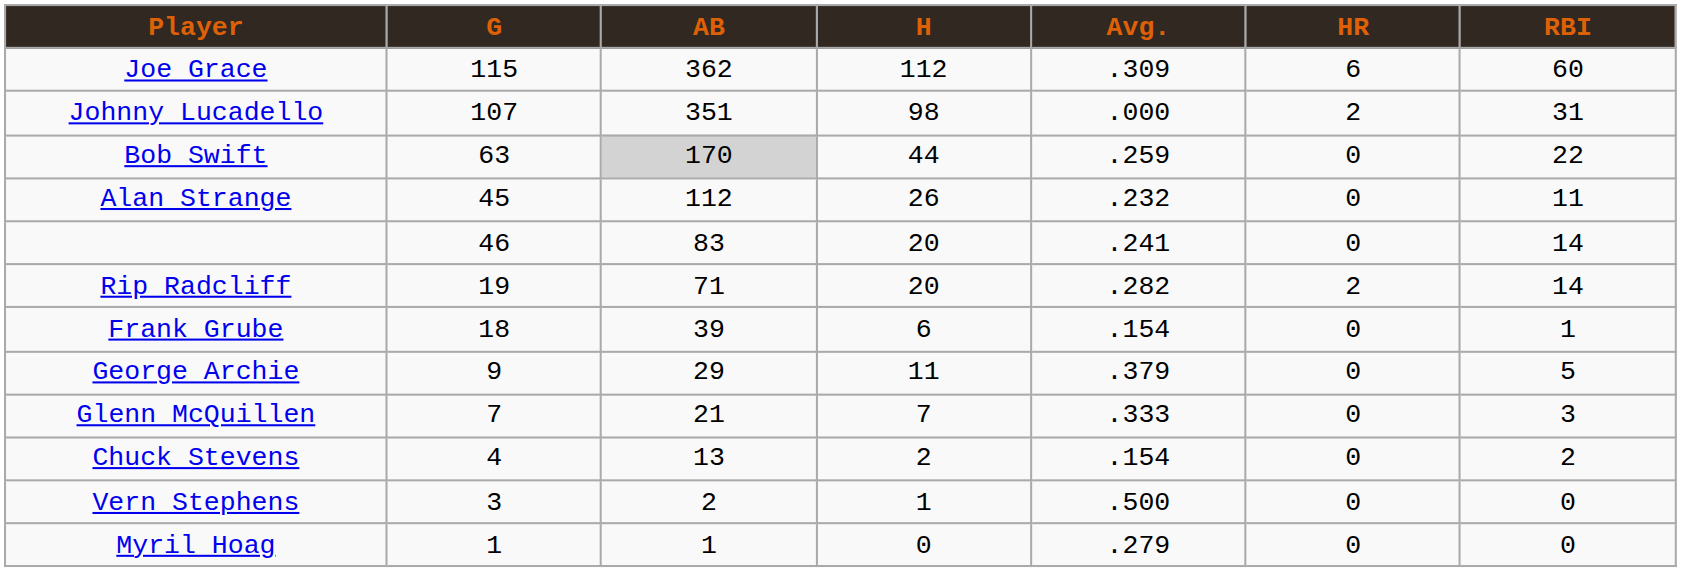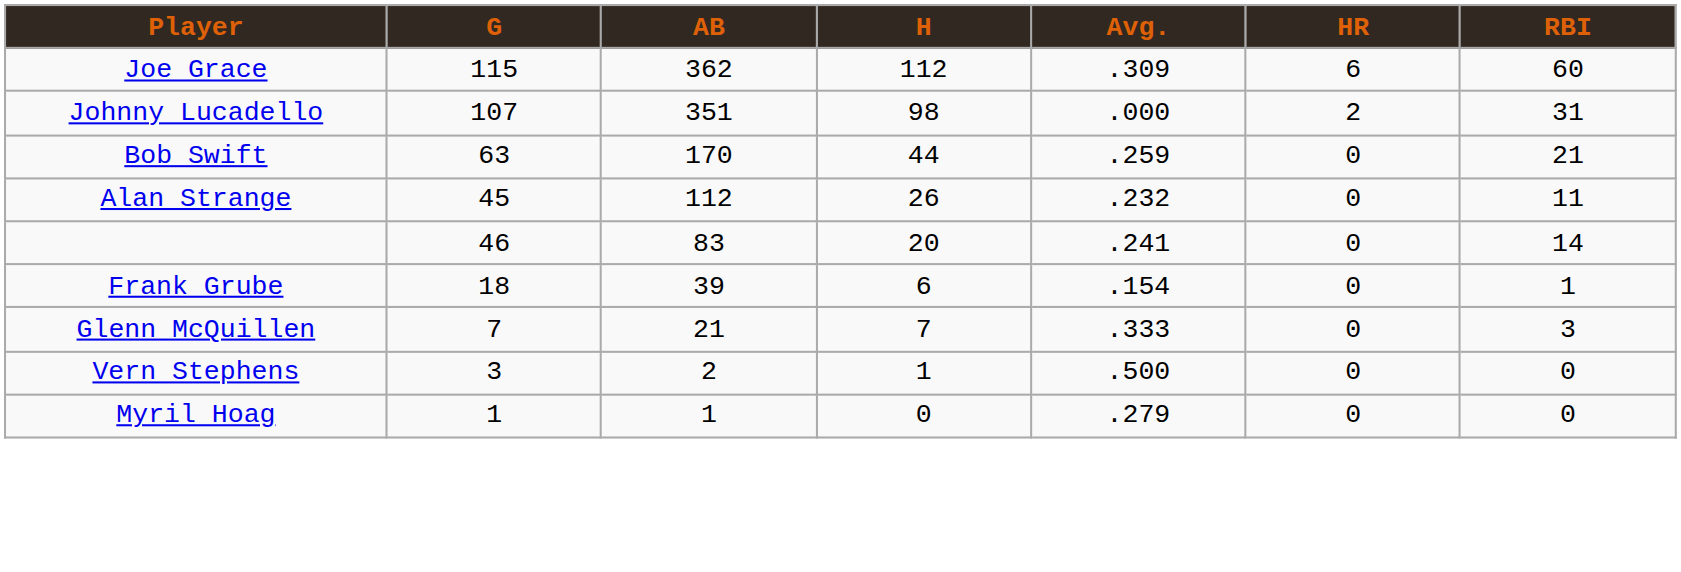(709, 156) lightgrey background -> (709, 156) no background
(1568, 156) 22 -> (1568, 156) 21
- row: (196, 286)
- row: (196, 372)
- row: (196, 459)
